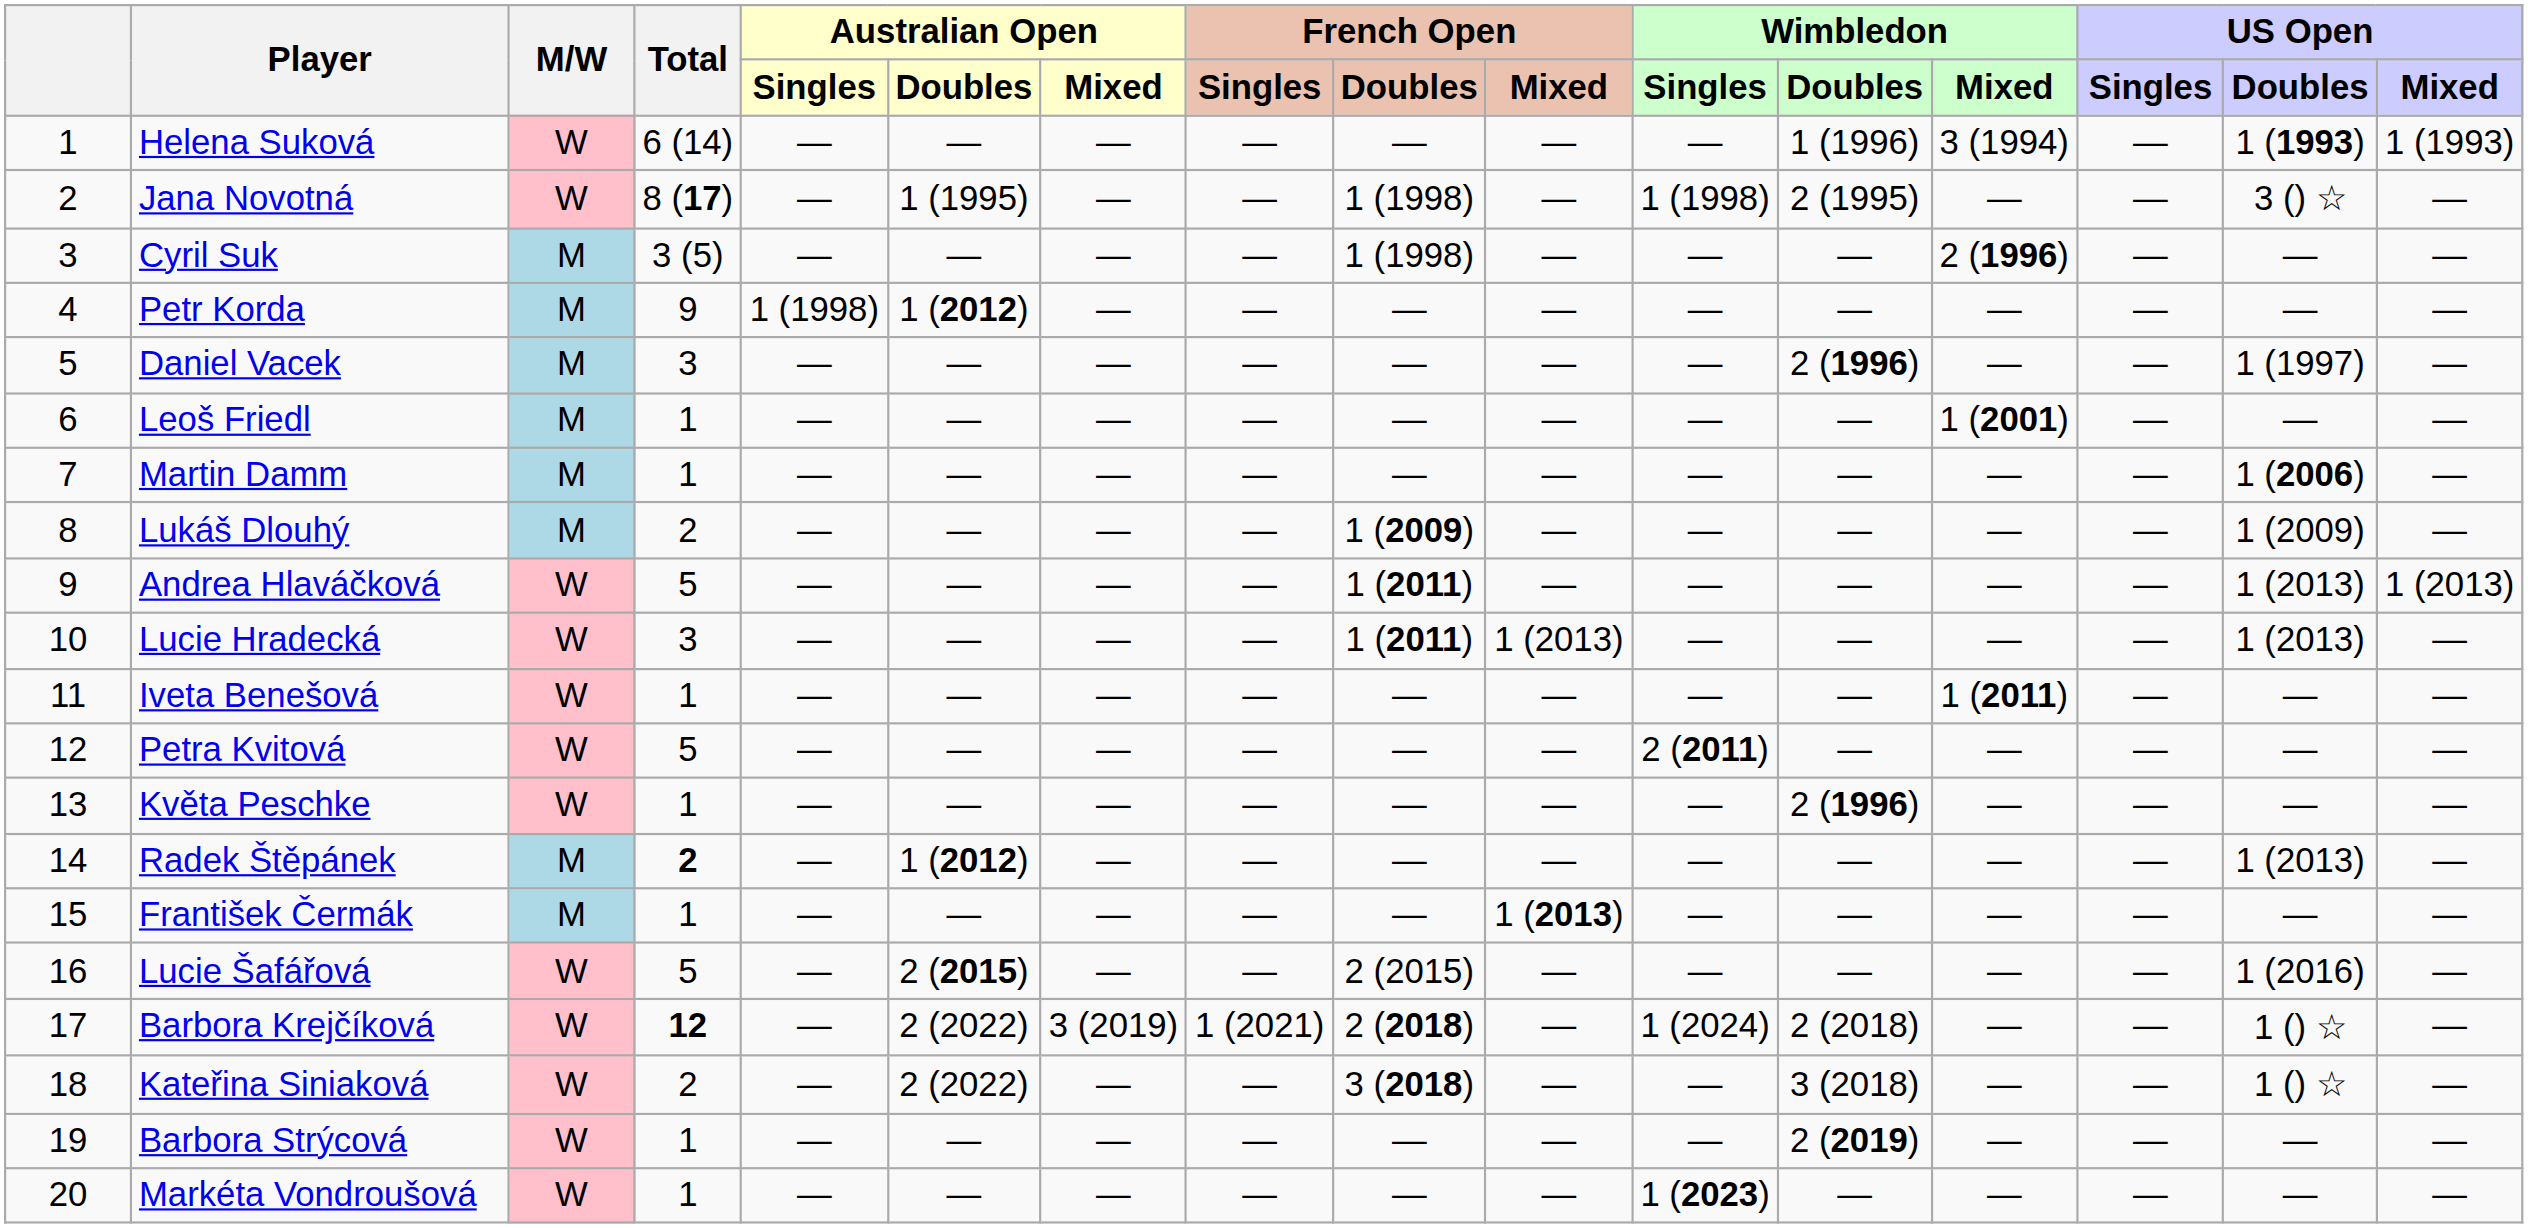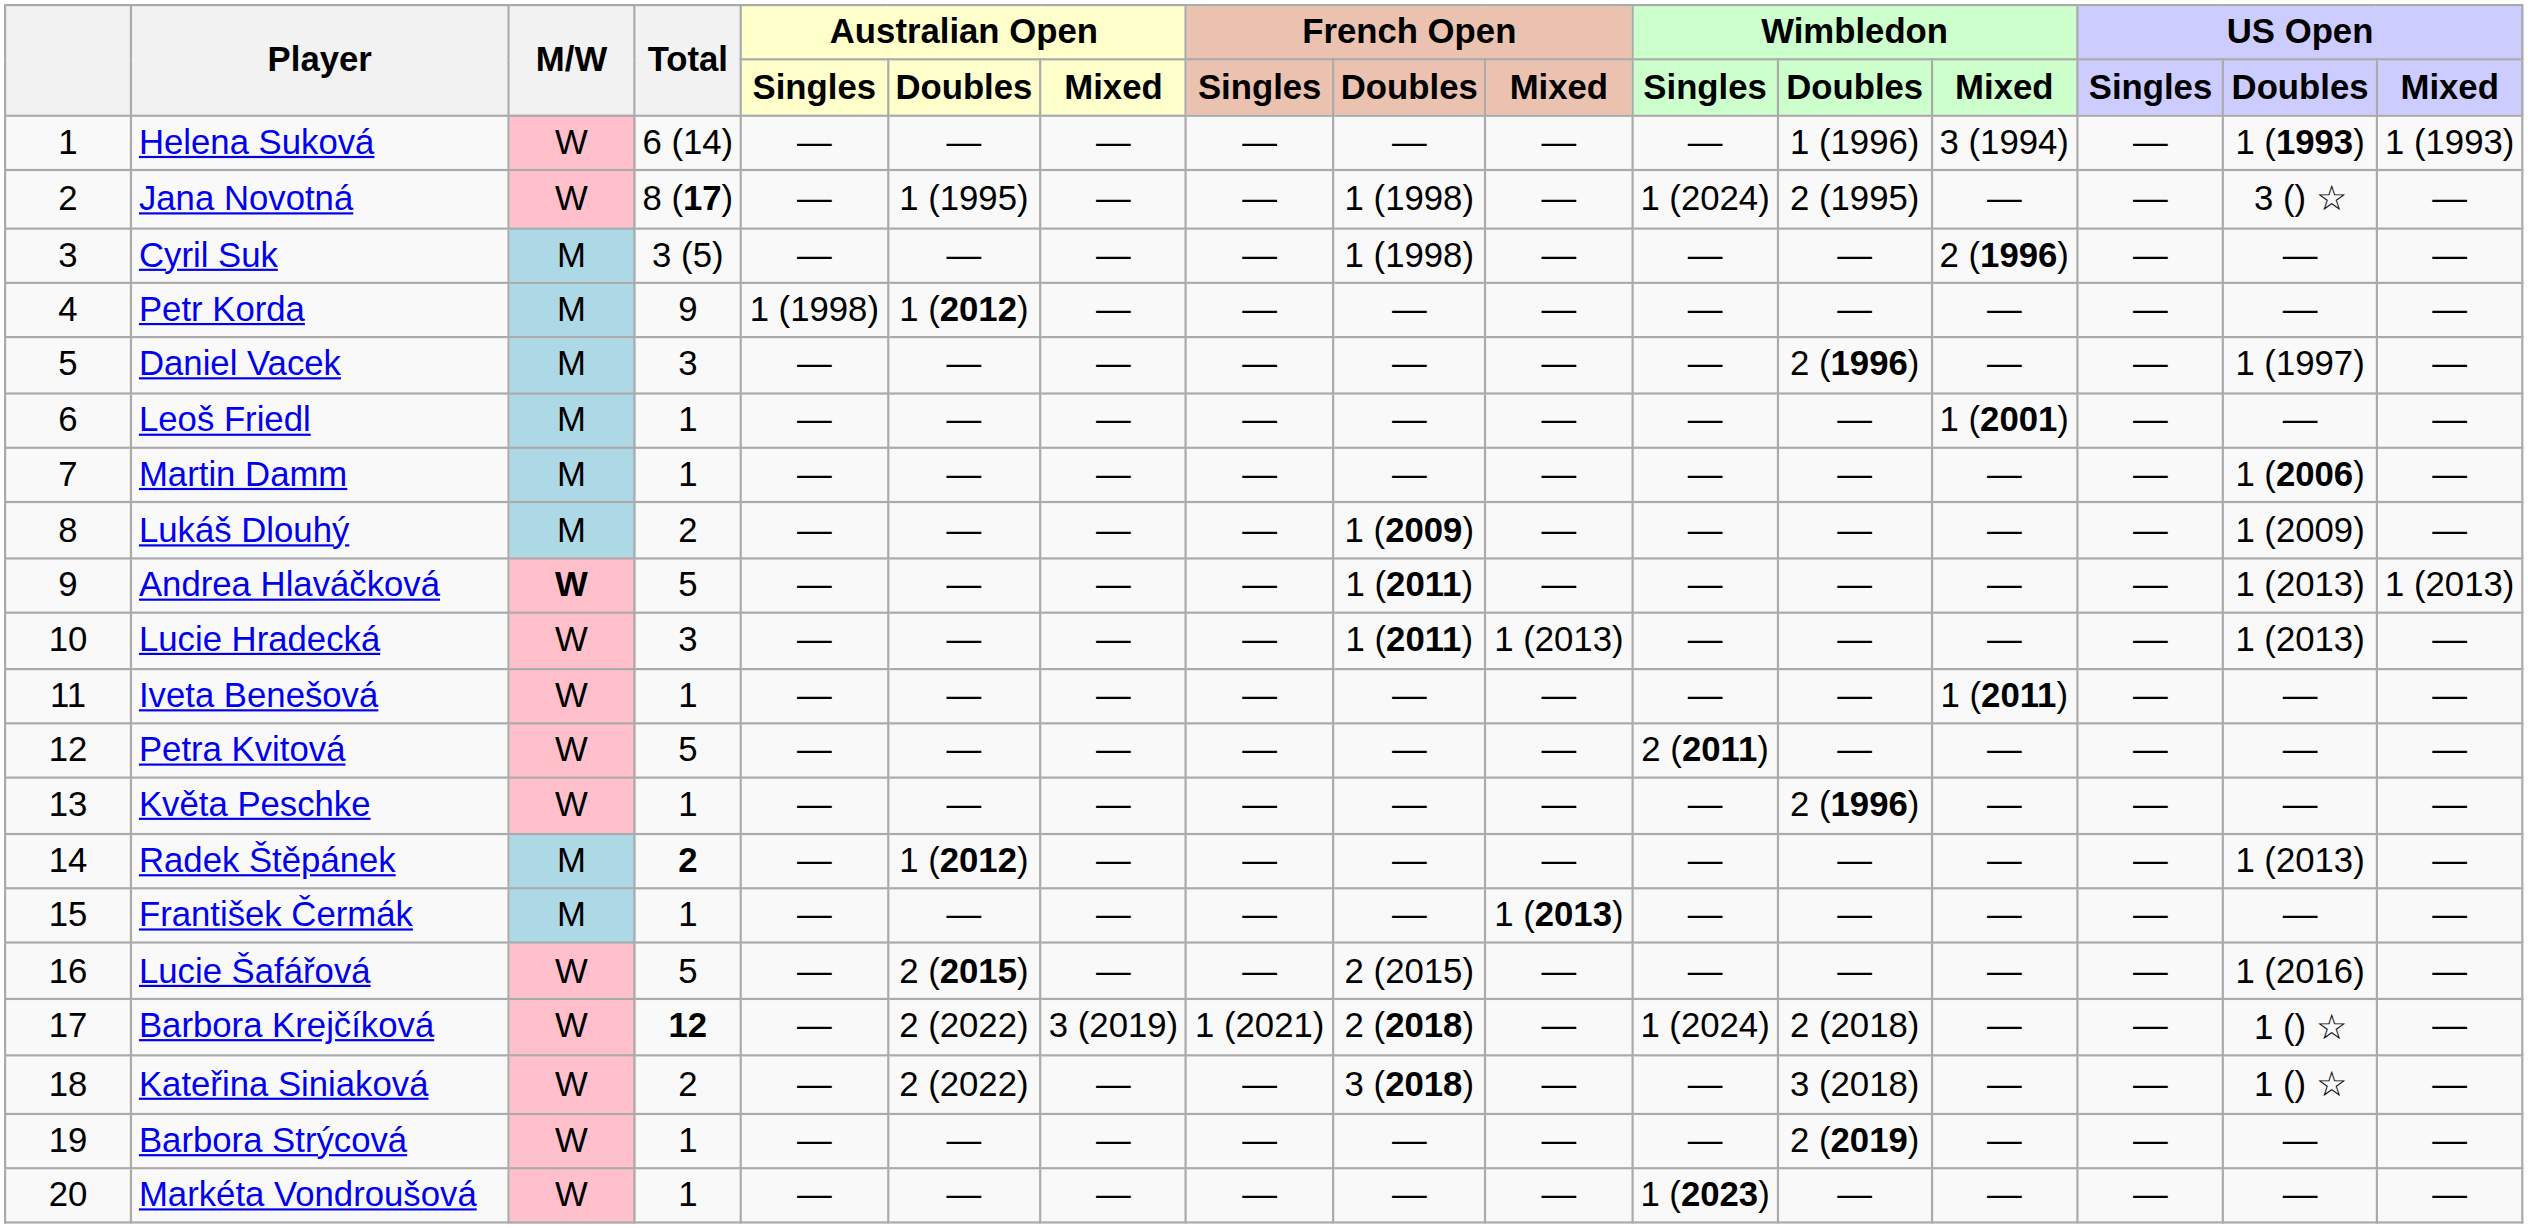(1705, 198) 1 (1998) -> (1705, 198) 1 (2024)
(572, 584) normal -> (572, 584) bold
